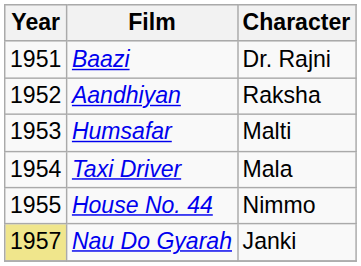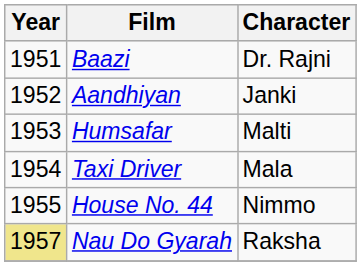(282, 95) Raksha -> (270, 95) Janki
(270, 242) Janki -> (282, 242) Raksha
